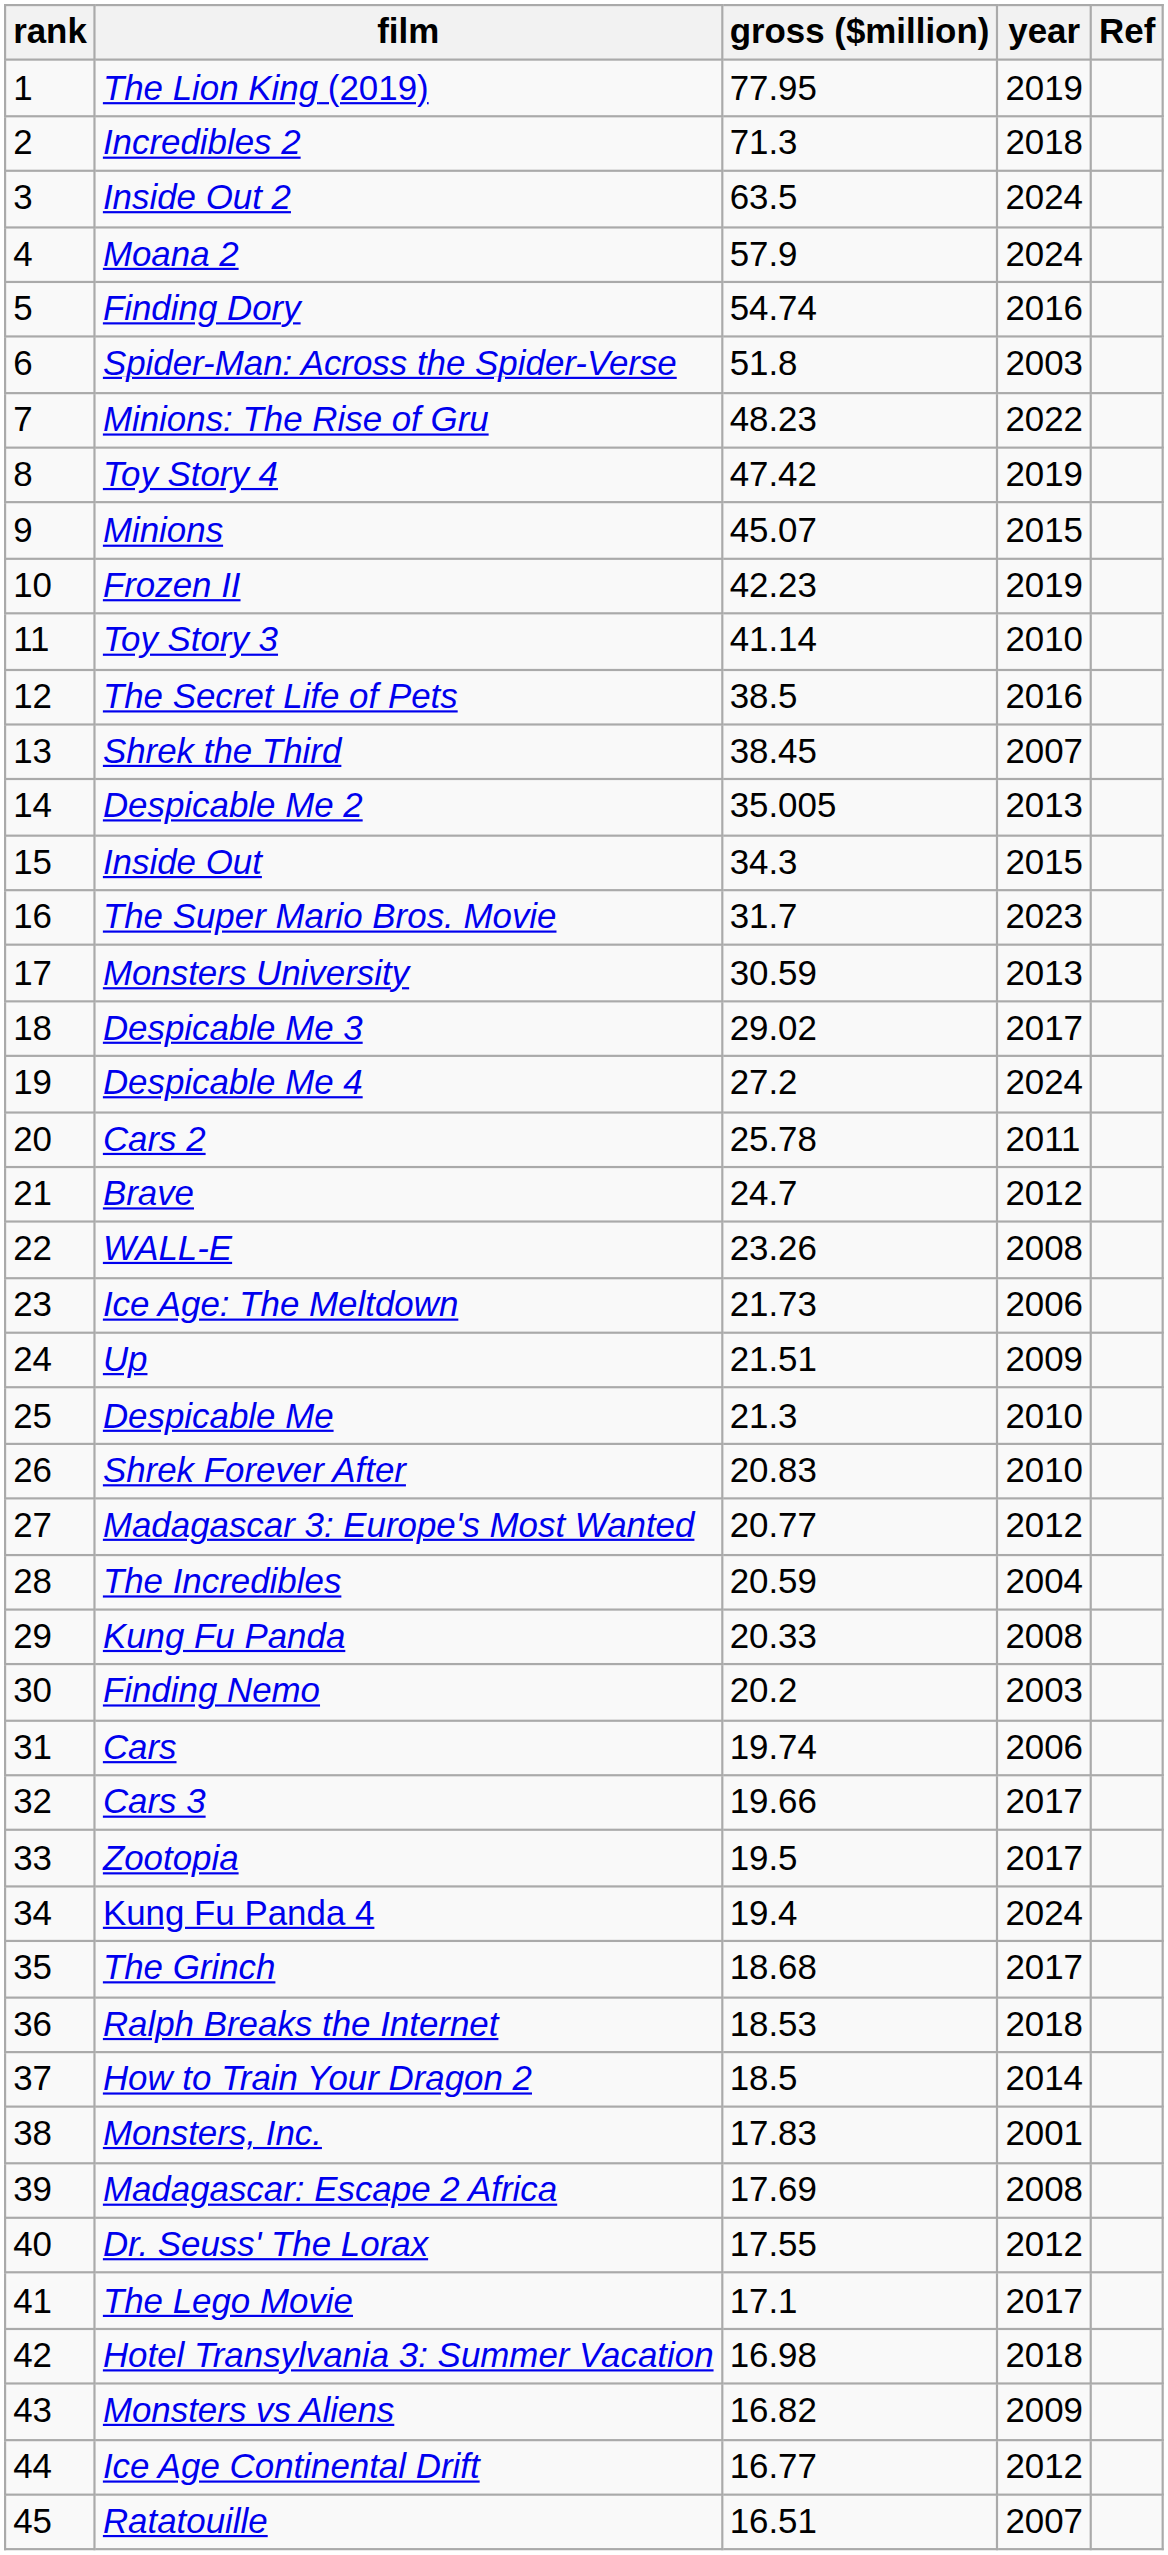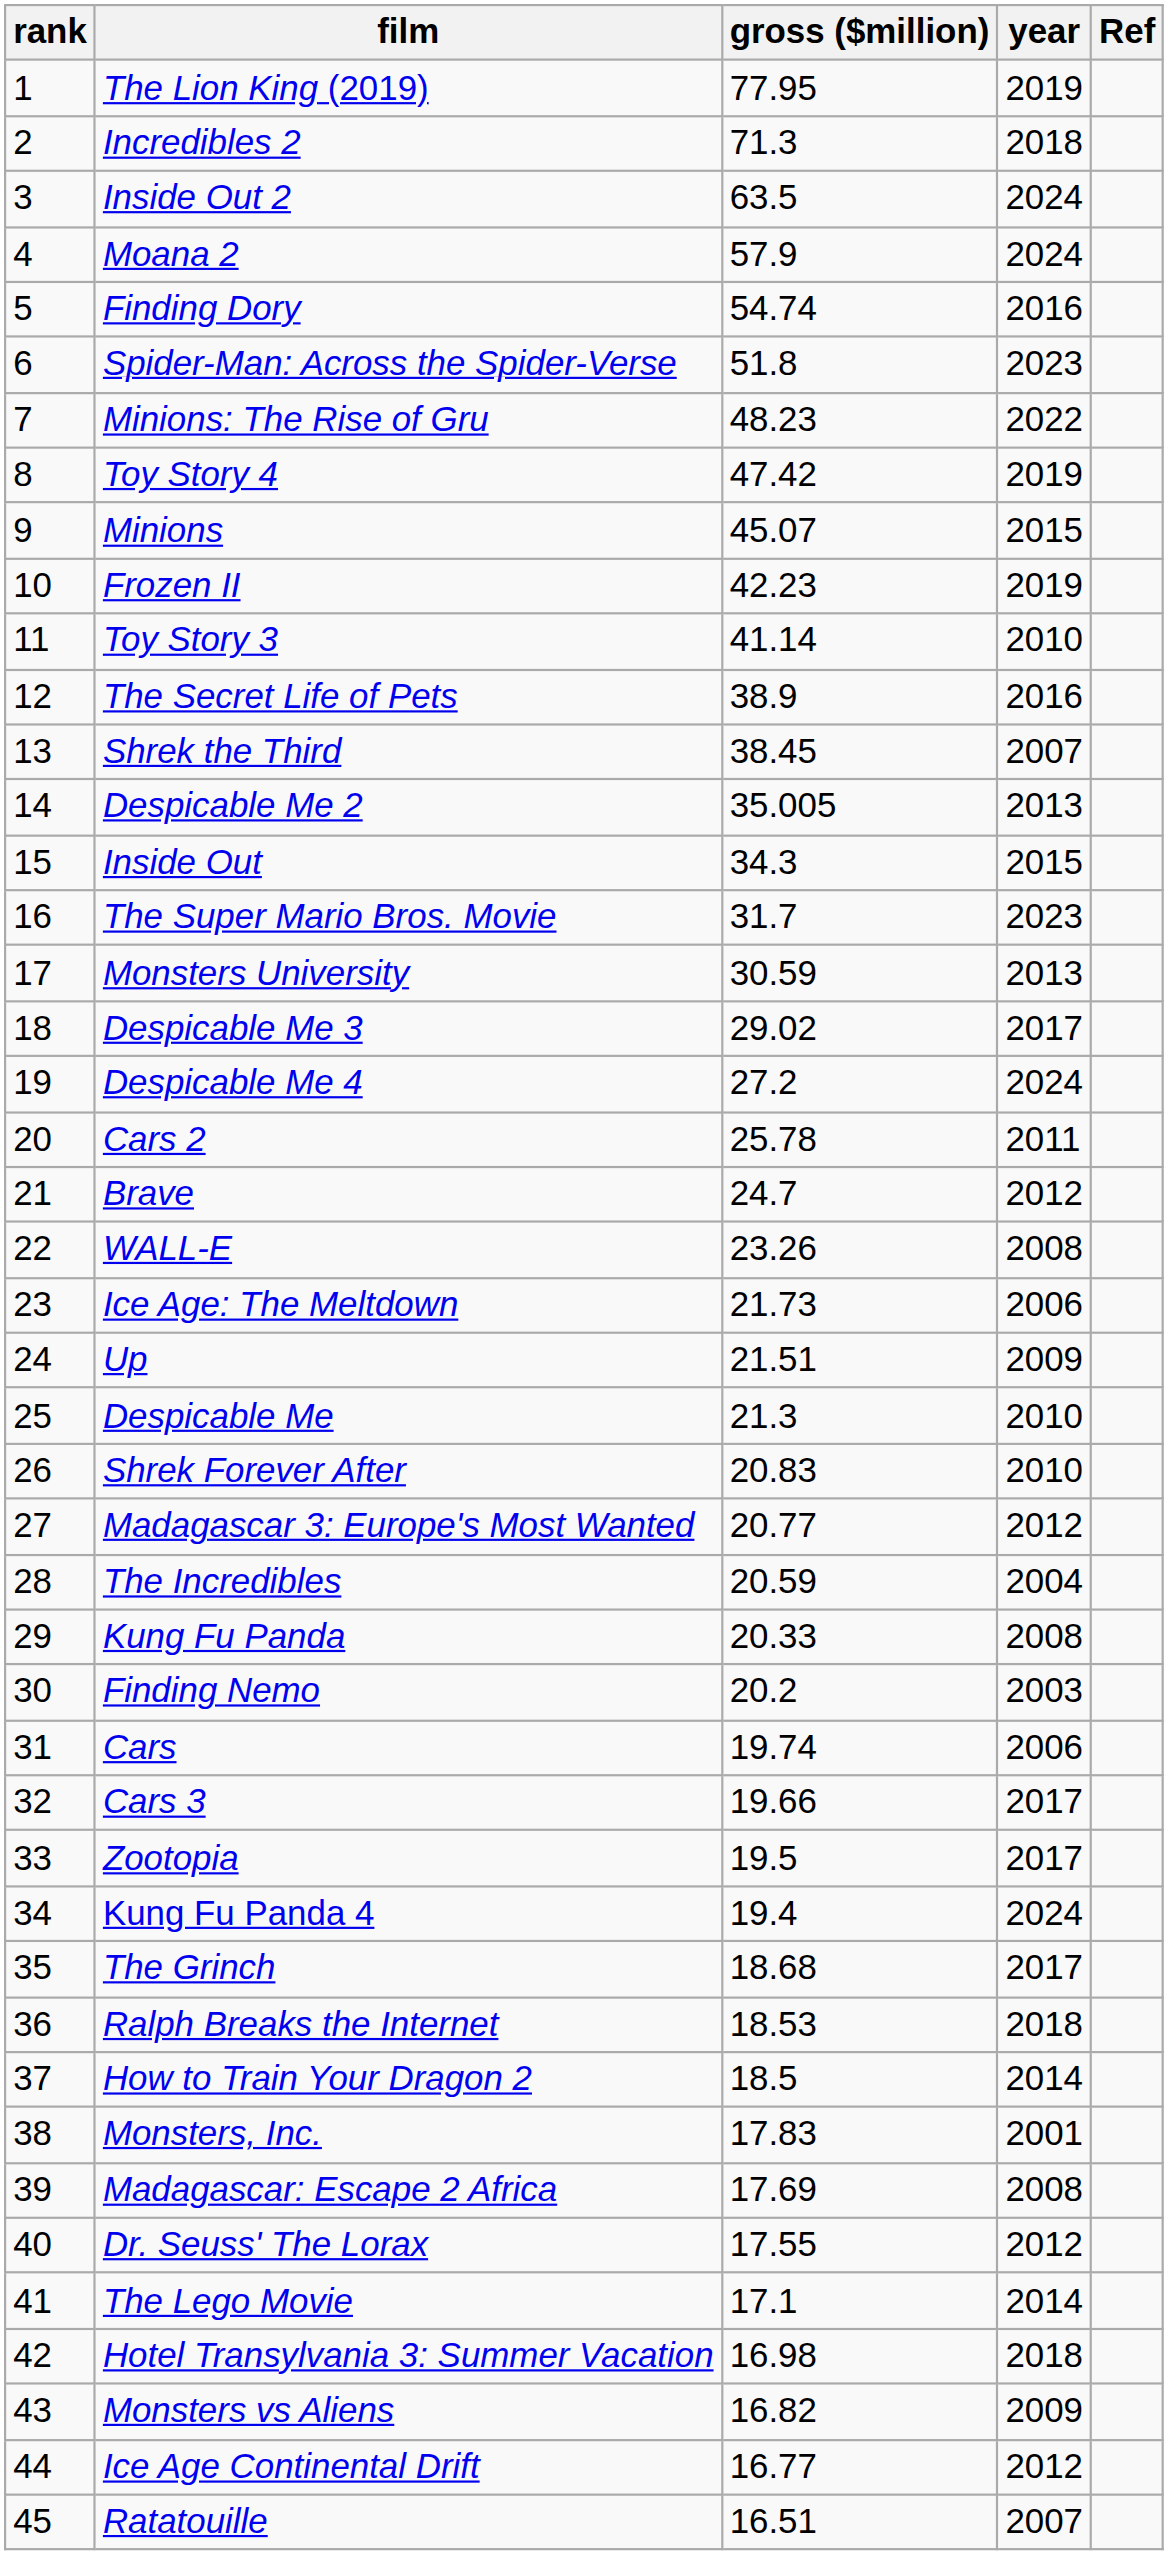(1044, 364) 2003 -> (1044, 364) 2023
(764, 695) 38.5 -> (764, 695) 38.9
(1044, 2300) 2017 -> (1044, 2300) 2014
